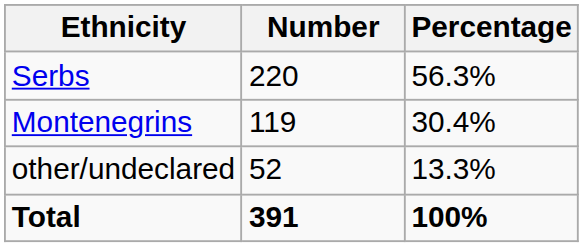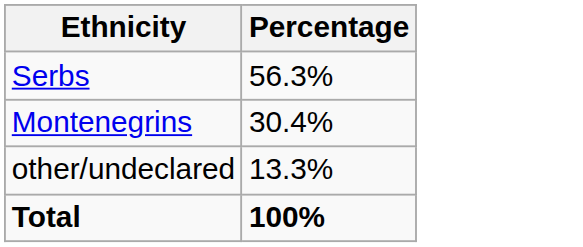- column: (323, 28)
